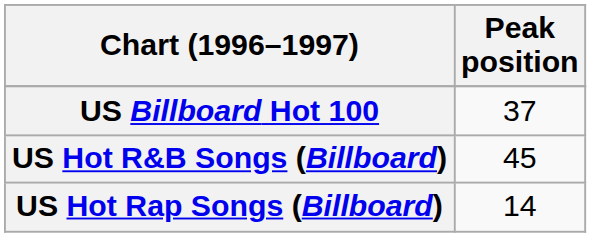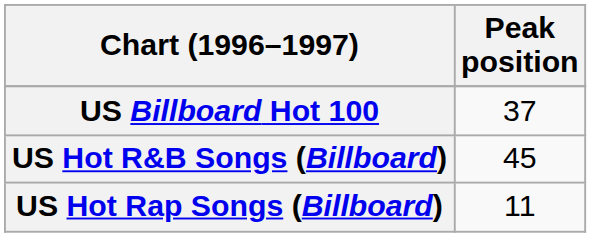(520, 206) 14 -> (520, 206) 11
